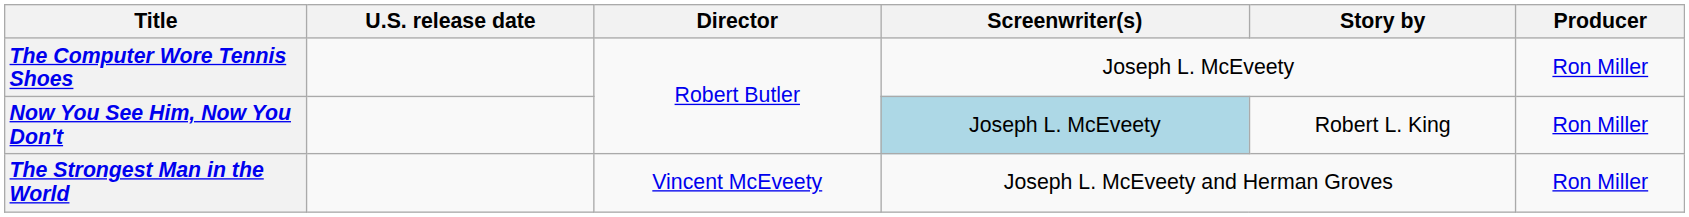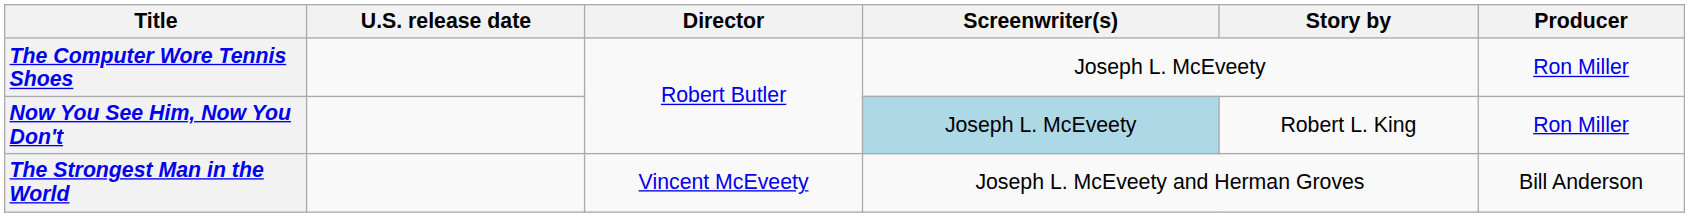(1600, 182) Ron Miller -> (1581, 182) Bill Anderson
